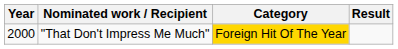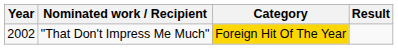(21, 34) 2000 -> (21, 34) 2002
